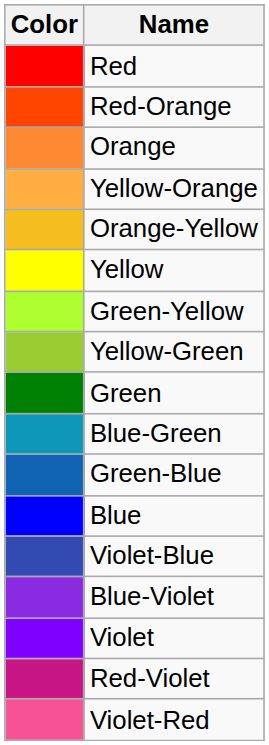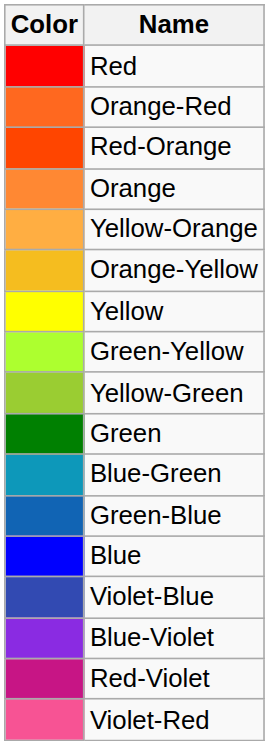+ row: (161, 106)
- row: (122, 637)
